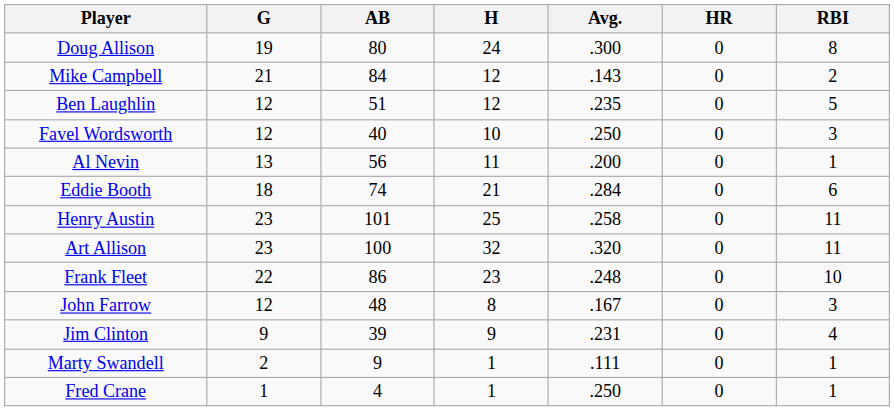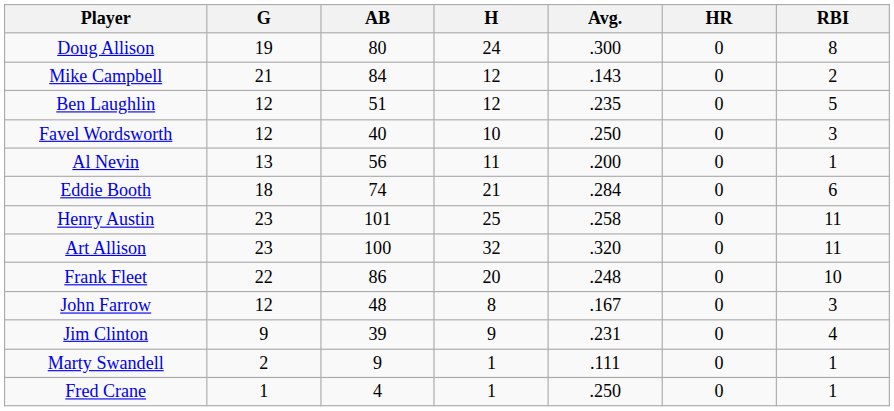(491, 276) 23 -> (491, 276) 20
